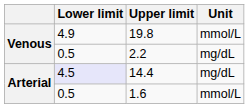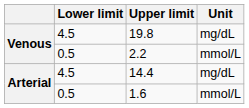(66, 34) 4.9 -> (66, 34) 4.5
(220, 34) mmol/L -> (217, 34) mg/dL
(217, 53) mg/dL -> (220, 53) mmol/L
(66, 73) lavender background -> (66, 73) no background
